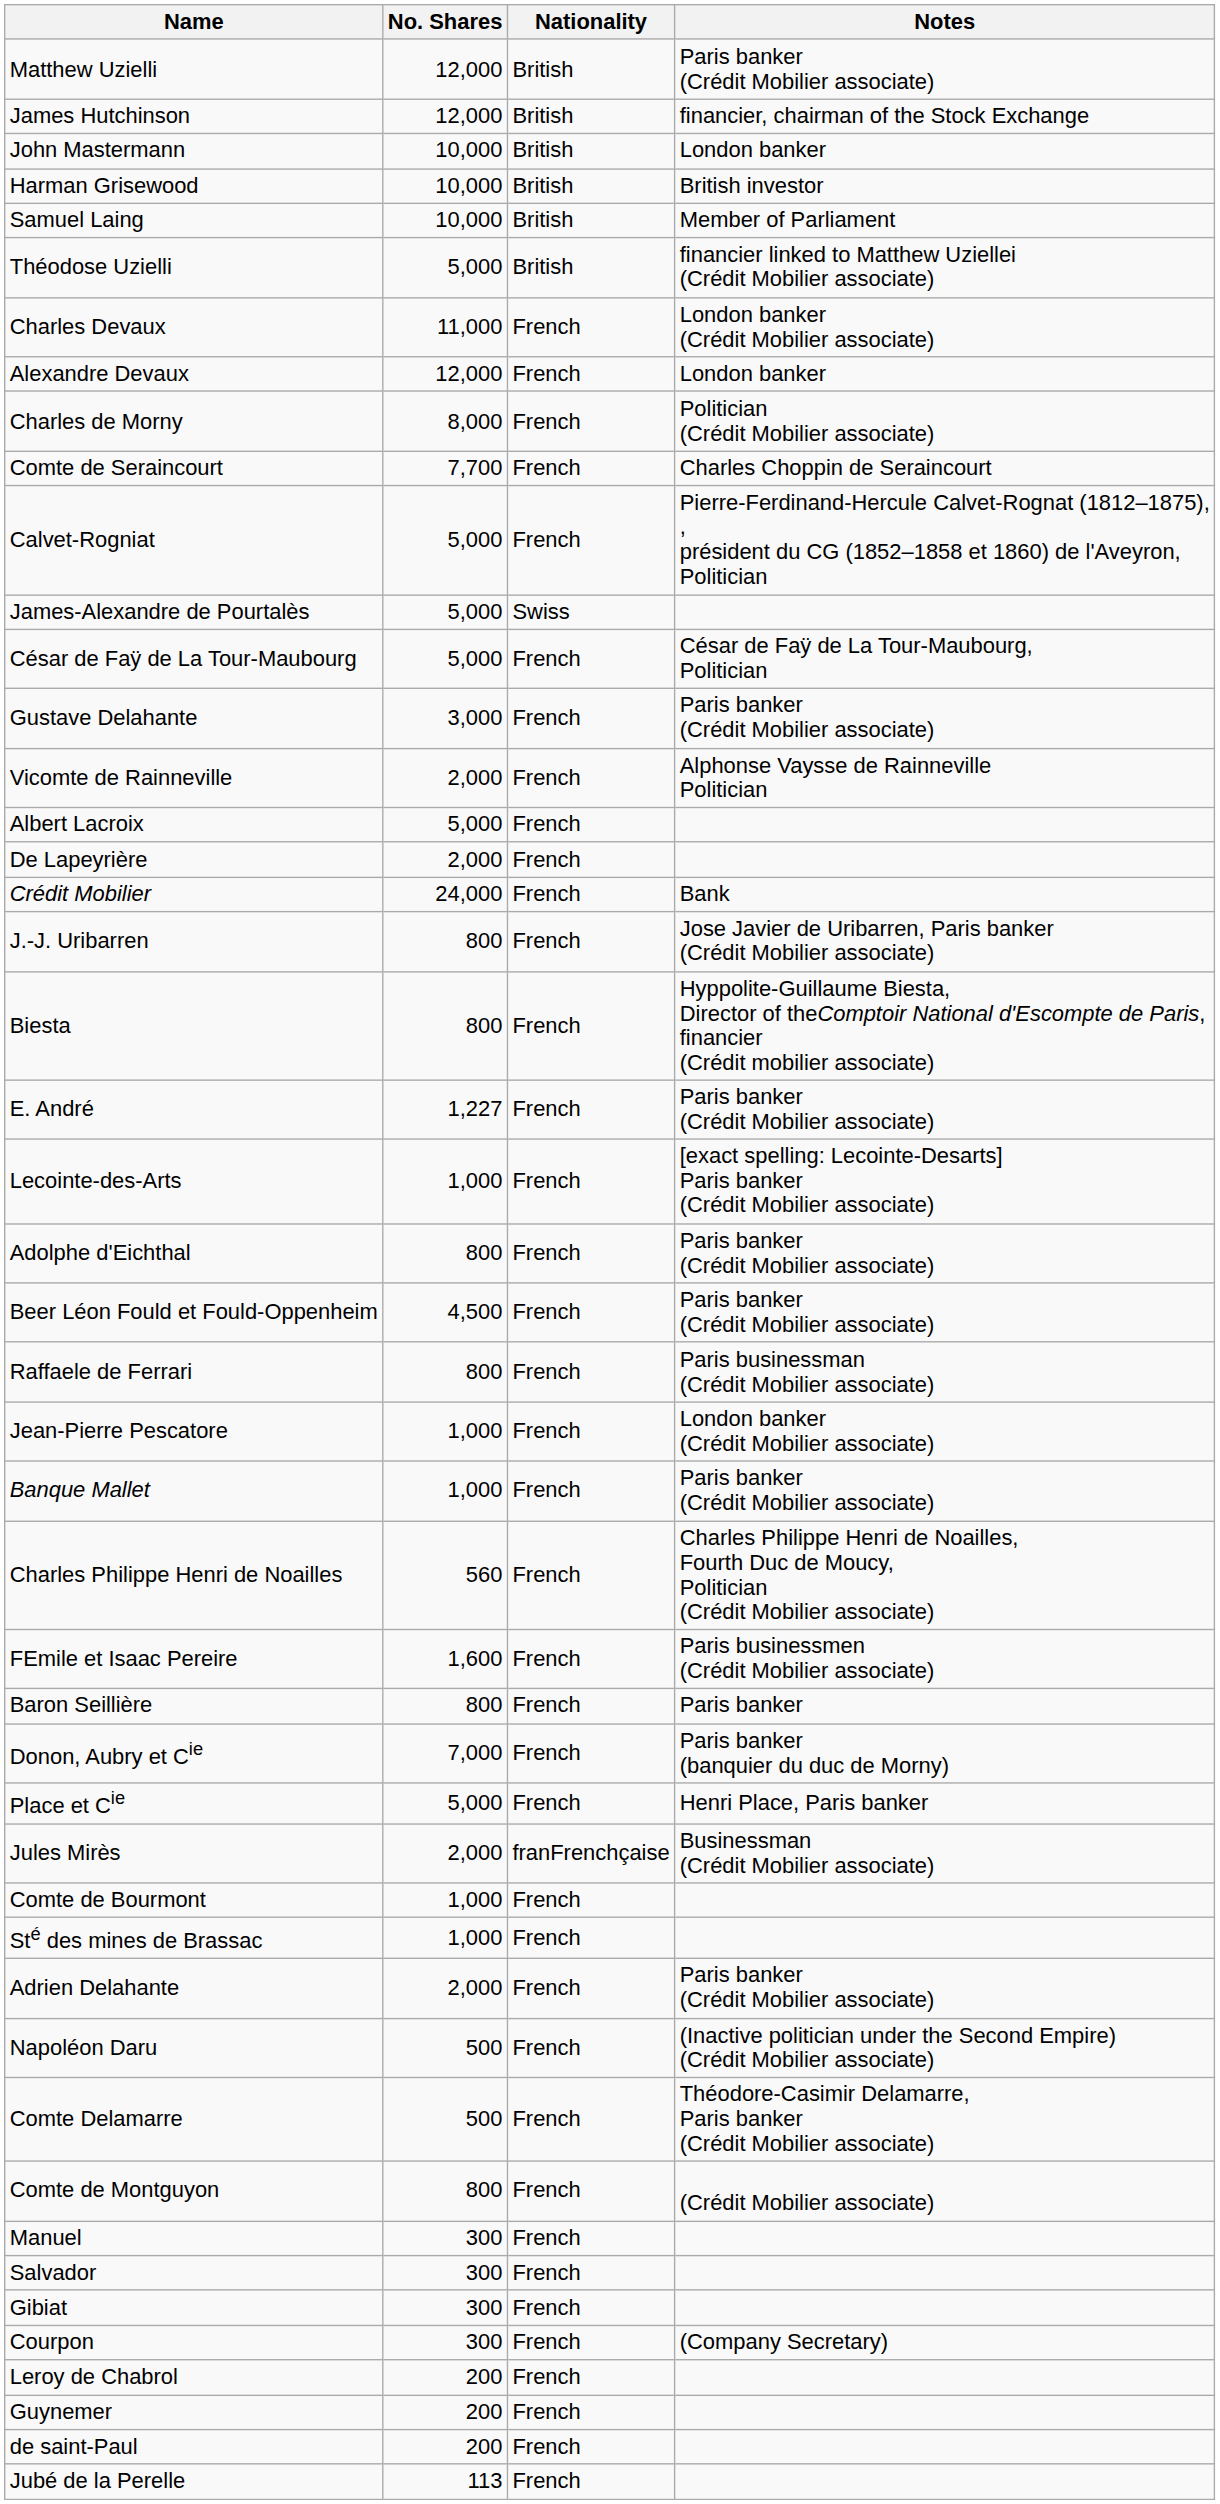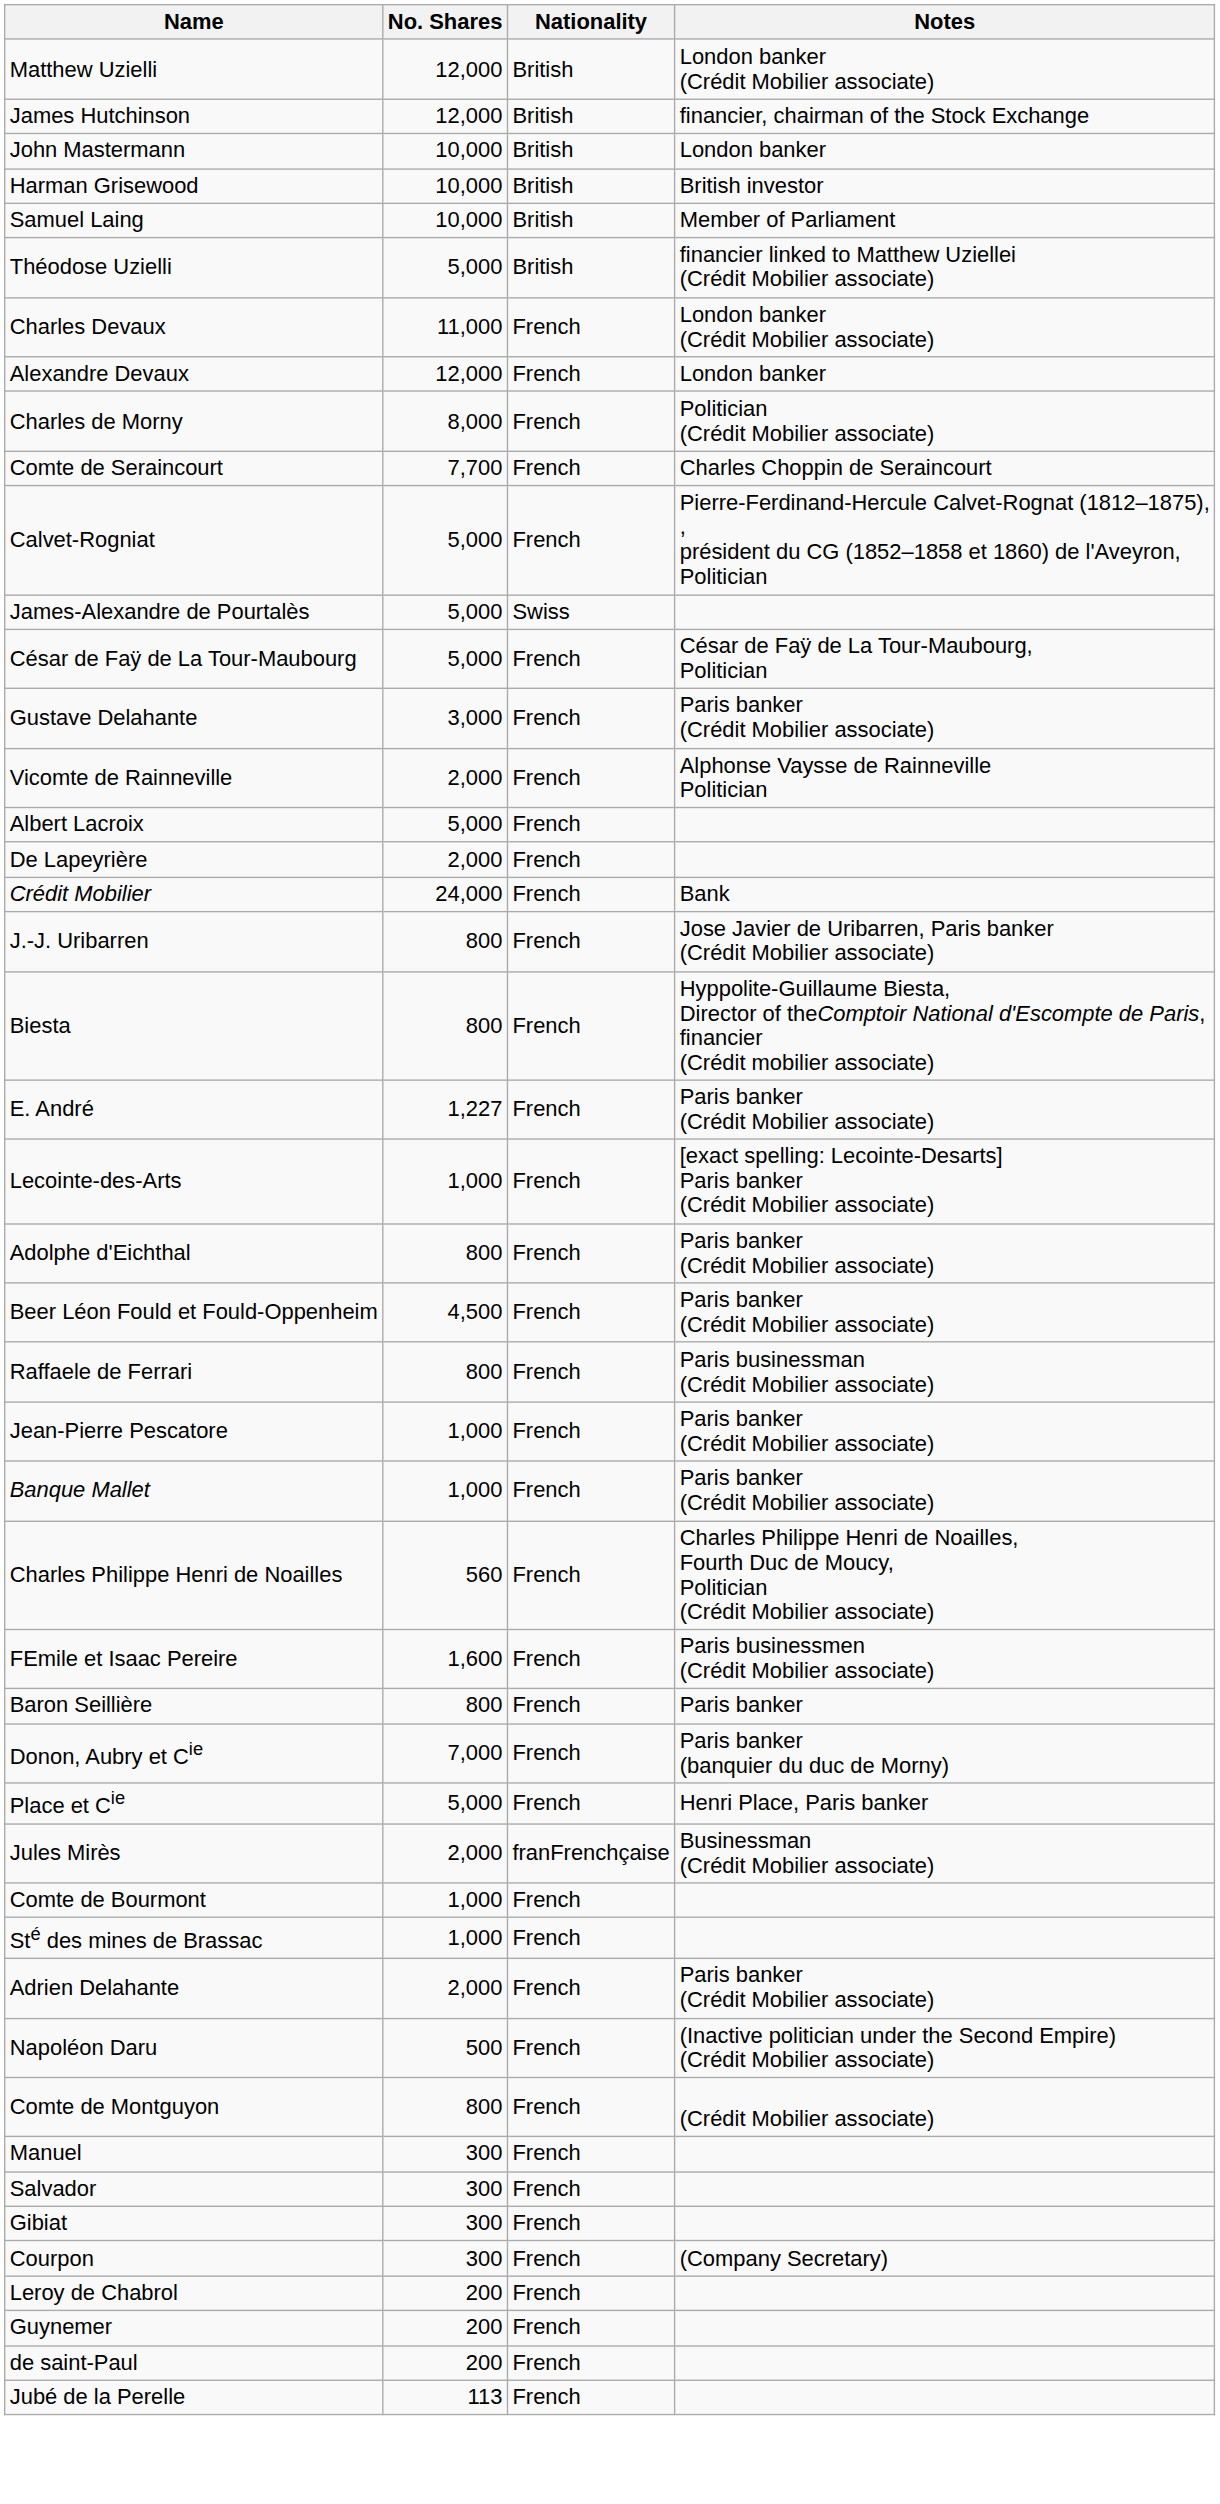(807, 68) Paris banker (Crédit Mobilier associate) -> (807, 68) London banker (Crédit Mobilier associate)
(807, 1431) London banker (Crédit Mobilier associate) -> (807, 1431) Paris banker (Crédit Mobilier associate)
- row: (96, 2119)
